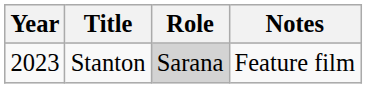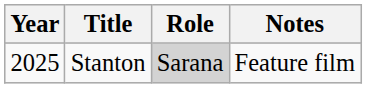(35, 62) 2023 -> (35, 62) 2025
